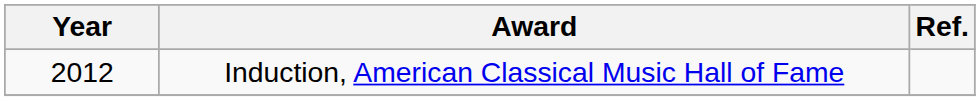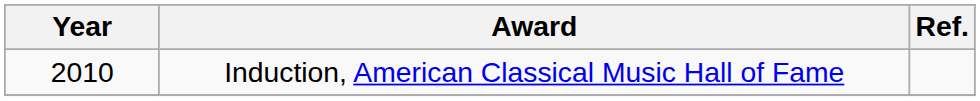(82, 71) 2012 -> (82, 71) 2010
